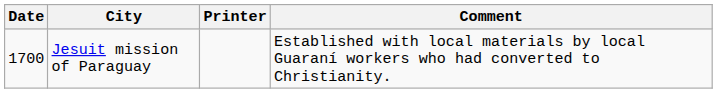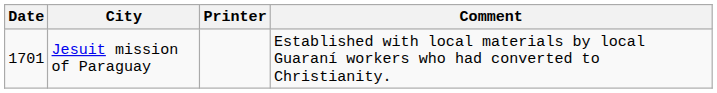(26, 59) 1700 -> (26, 59) 1701
